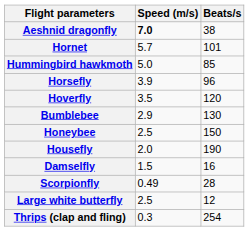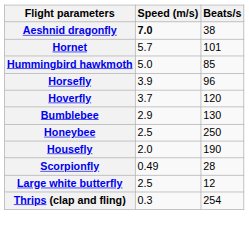(145, 98) 3.5 -> (145, 98) 3.7
(212, 132) 150 -> (212, 132) 250
- row: (70, 166)
